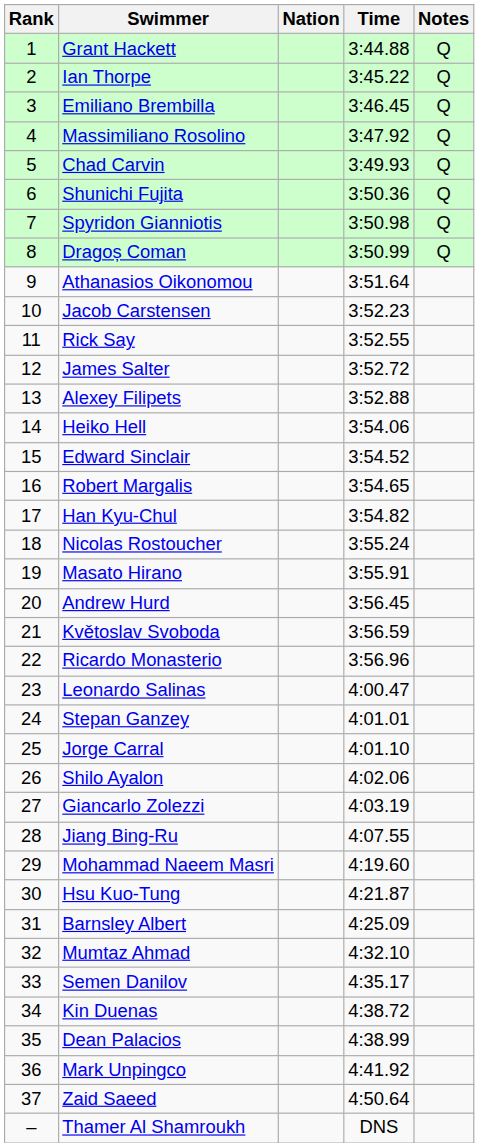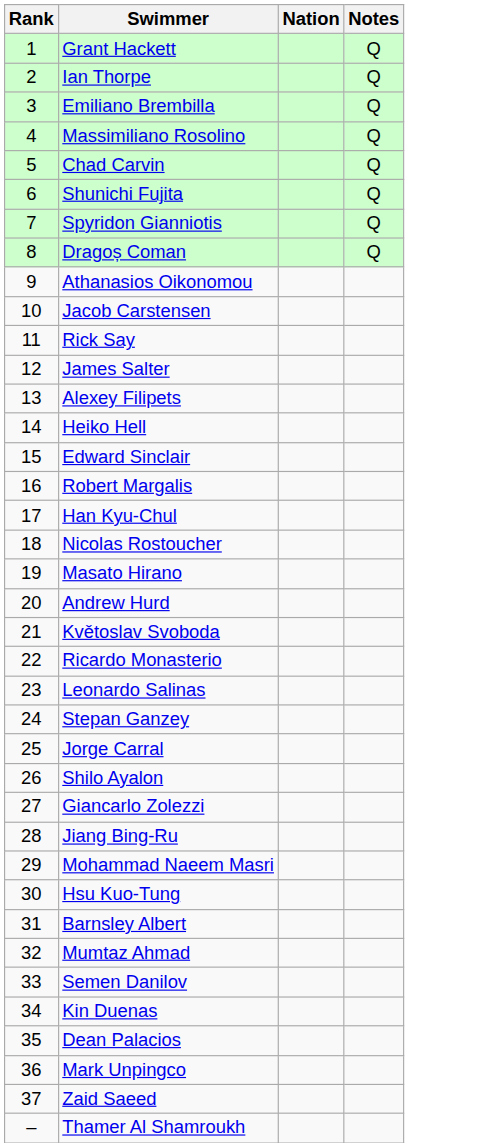- column: (379, 19)
